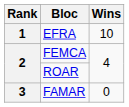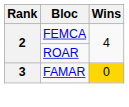- row: (59, 33)
(106, 92) no background -> (106, 72) gold background
